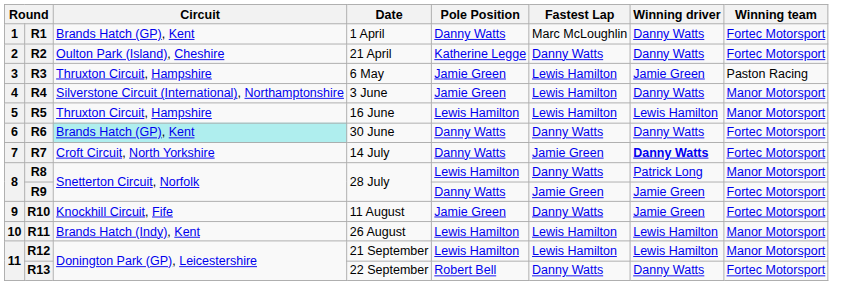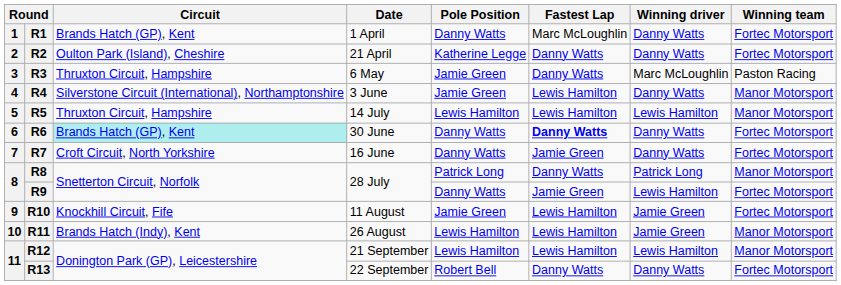(574, 73) Lewis Hamilton -> (568, 73) Danny Watts
(669, 73) Jamie Green -> (681, 73) Marc McLoughlin
(372, 113) 16 June -> (370, 113) 14 July
(568, 132) normal -> (570, 132) bold
(370, 152) 14 July -> (372, 152) 16 June
(671, 152) bold -> (669, 152) normal
(477, 172) Lewis Hamilton -> (469, 172) Patrick Long
(669, 191) Jamie Green -> (676, 191) Lewis Hamilton
(568, 211) Danny Watts -> (574, 211) Lewis Hamilton
(676, 231) Lewis Hamilton -> (669, 231) Jamie Green
